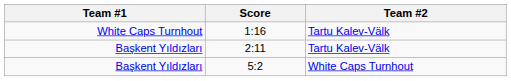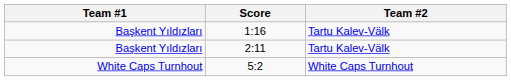(150, 31) White Caps Turnhout -> (159, 31) Başkent Yıldızları
(159, 66) Başkent Yıldızları -> (150, 66) White Caps Turnhout
